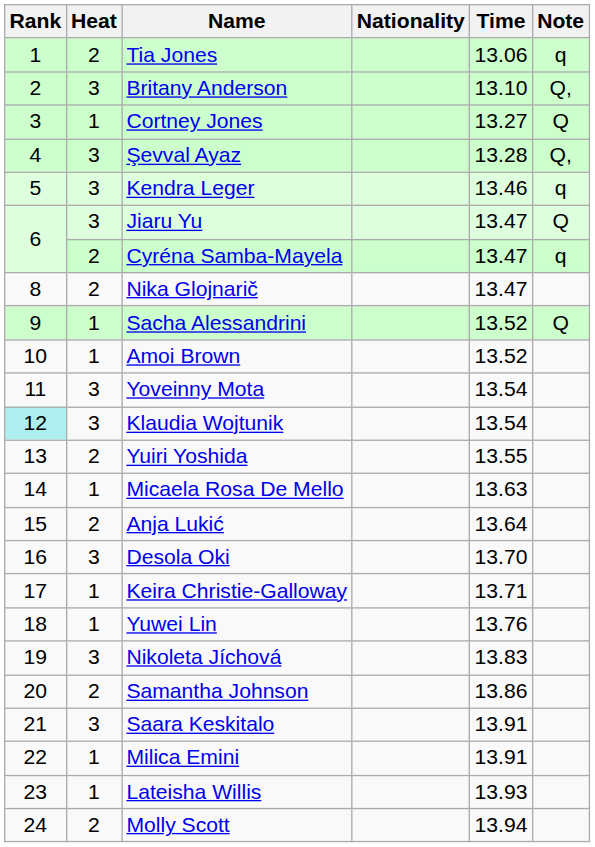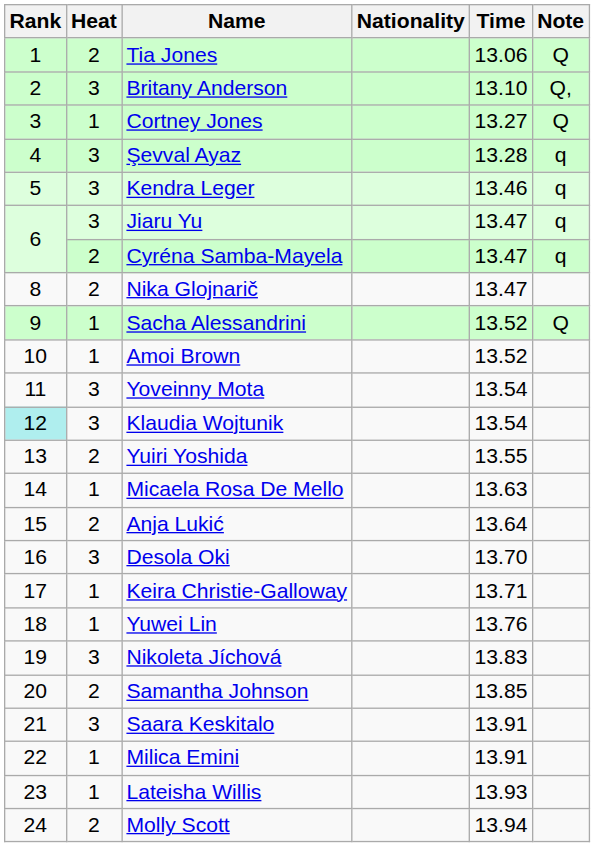(561, 54) q -> (561, 54) Q
(561, 155) Q, -> (561, 155) q
(561, 222) Q -> (561, 222) q
(501, 691) 13.86 -> (501, 691) 13.85
